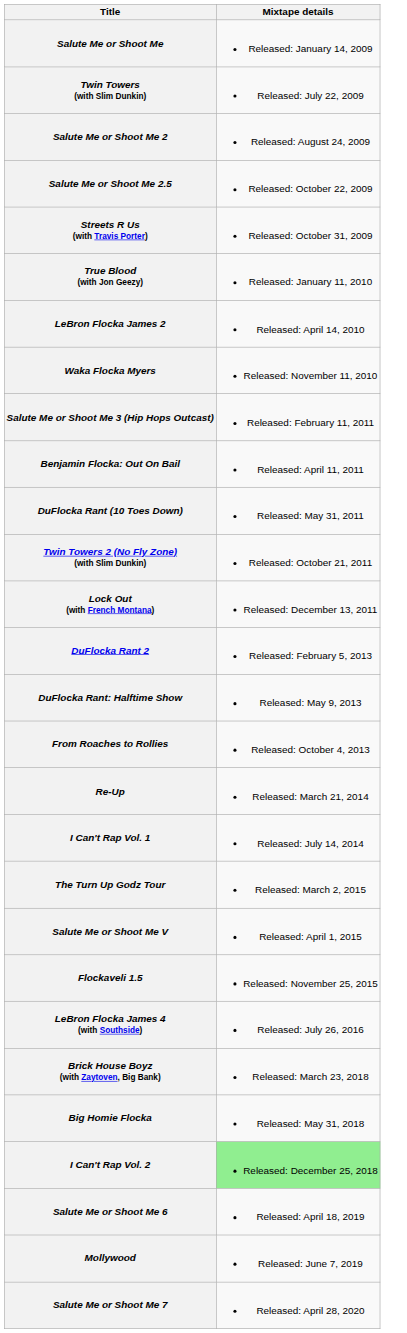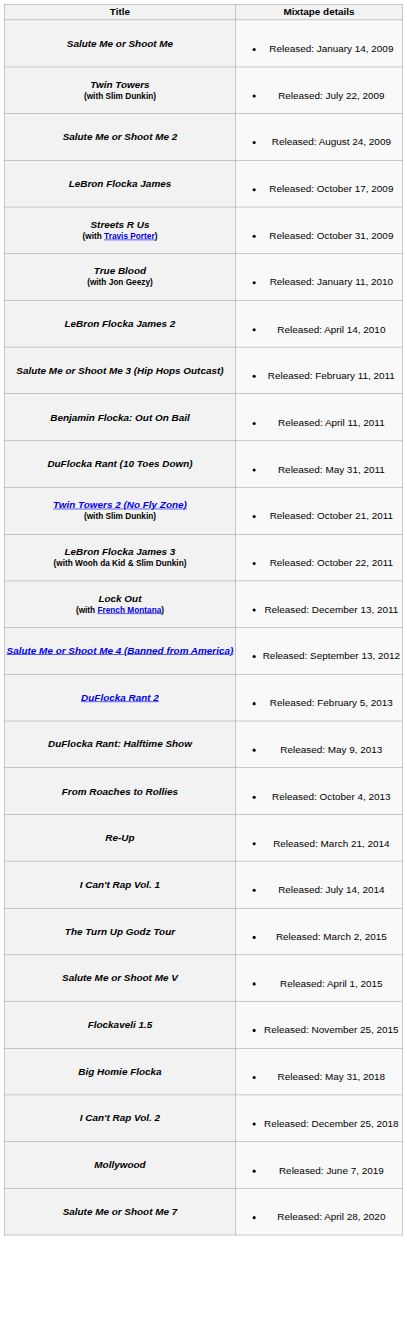+ row: (120, 183)
- row: (110, 183)
- row: (110, 370)
+ row: (120, 557)
+ row: (120, 651)
- row: (110, 1024)
- row: (110, 1071)
(298, 1171) lightgreen background -> (319, 1124) no background
- row: (110, 1211)
